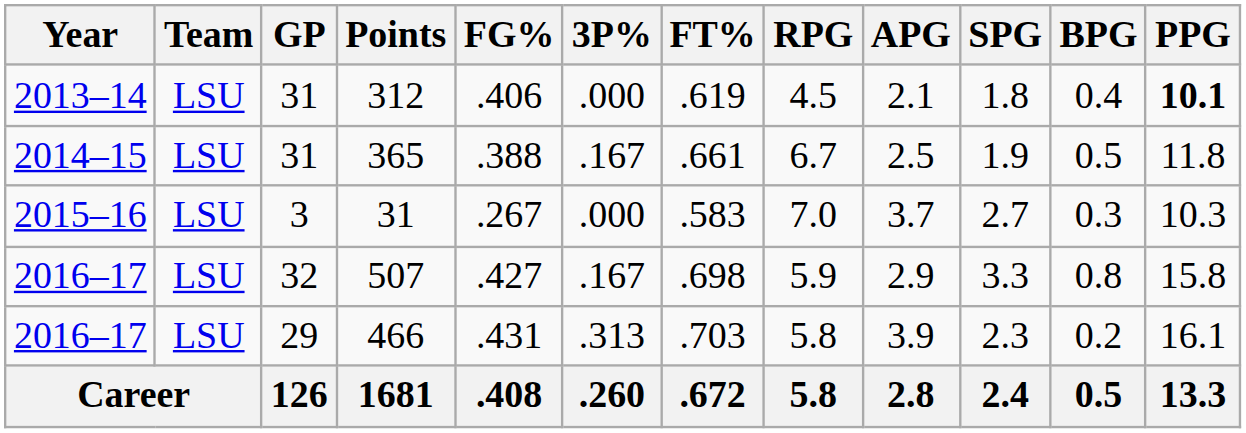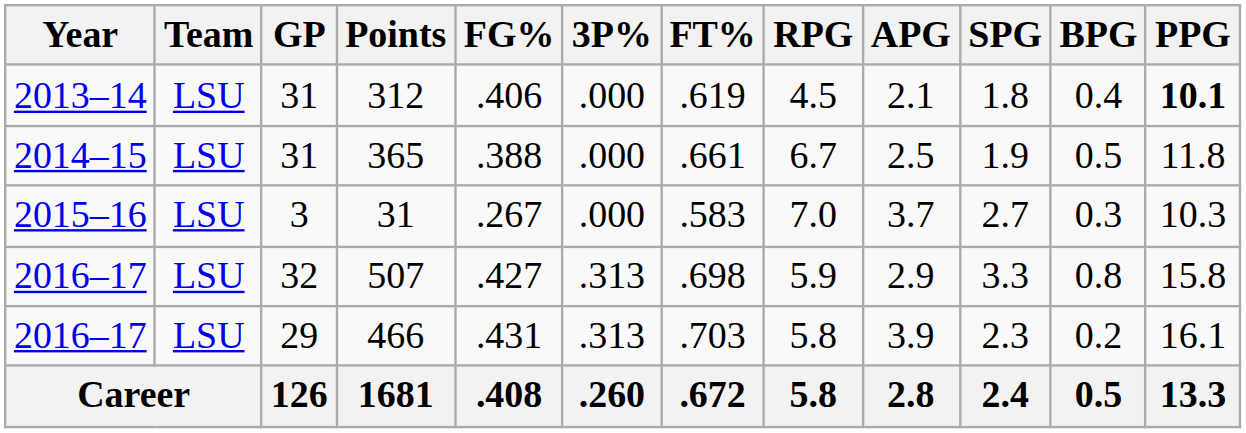(612, 154) .167 -> (612, 154) .000
(612, 275) .167 -> (612, 275) .313
